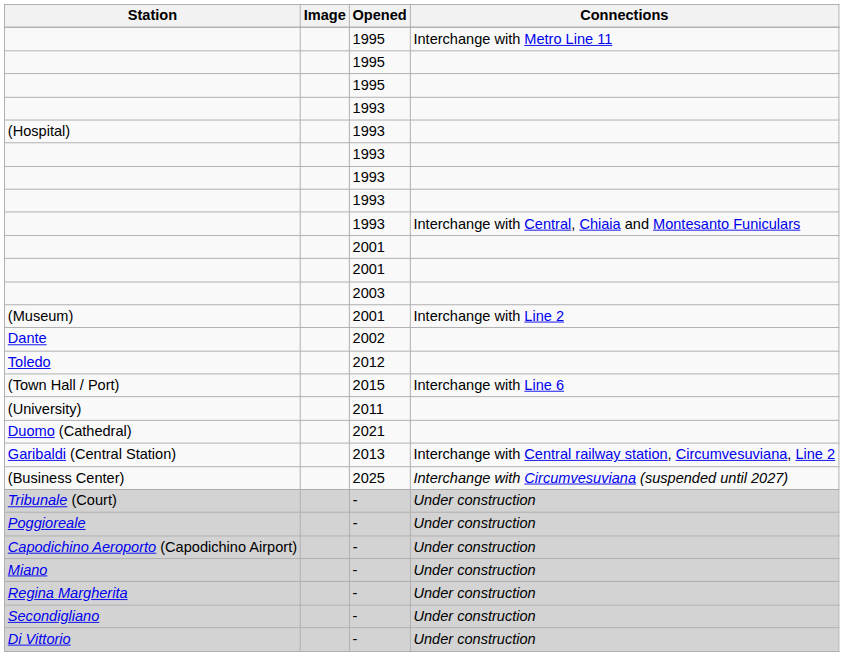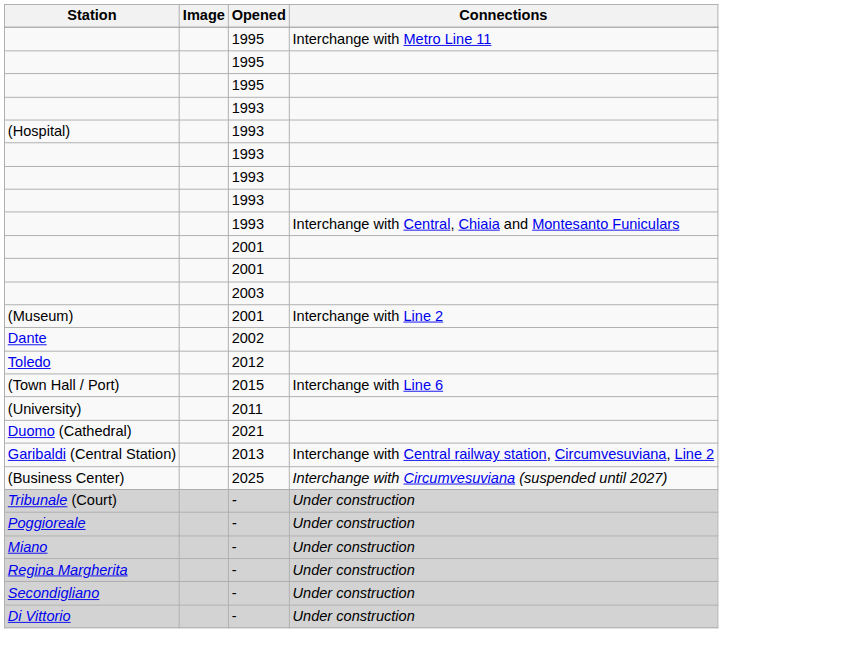- row: (152, 547)
